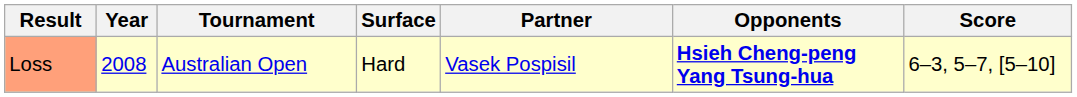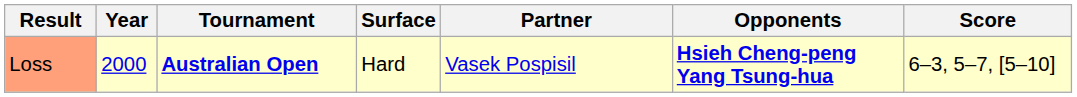(124, 64) 2008 -> (124, 64) 2000
(234, 64) normal -> (240, 64) bold
